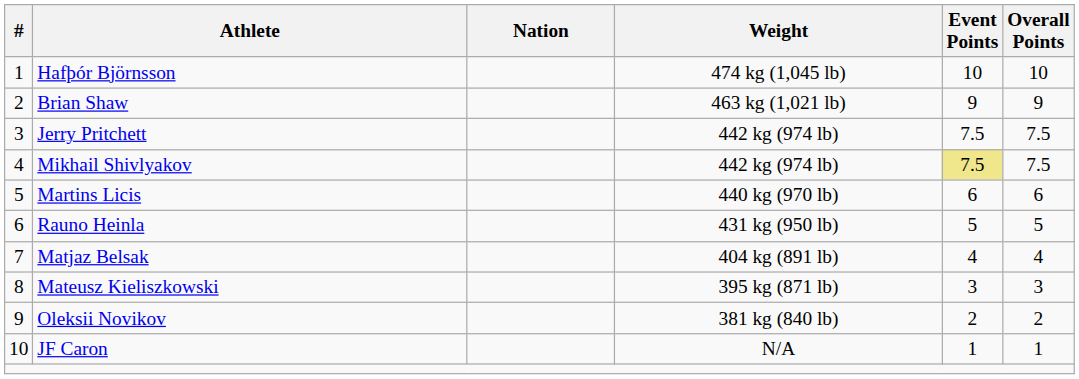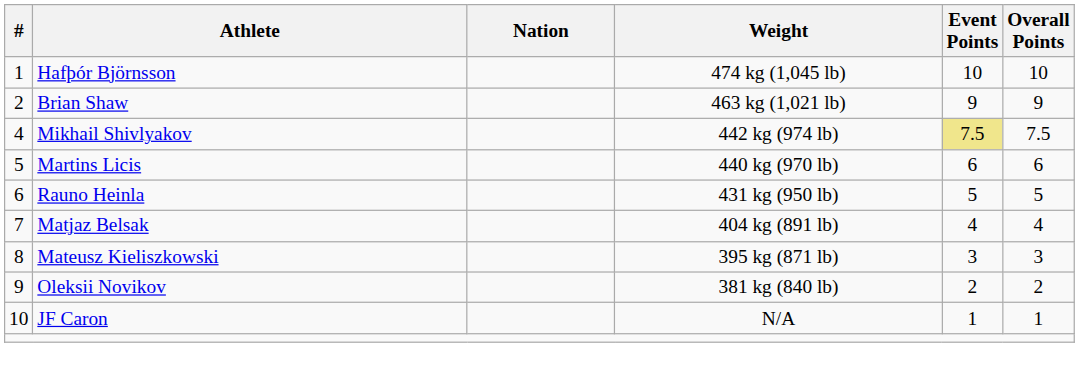- row: (92, 133)
